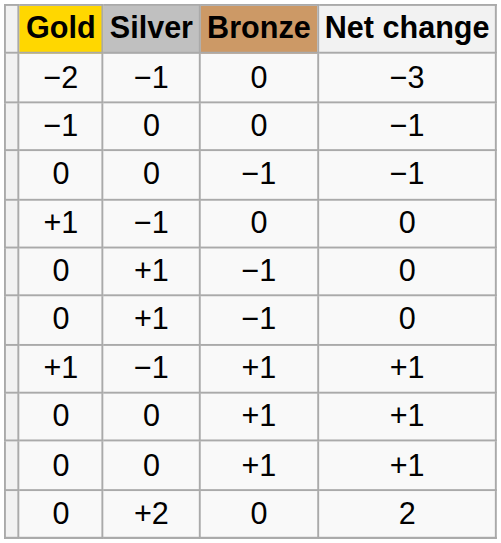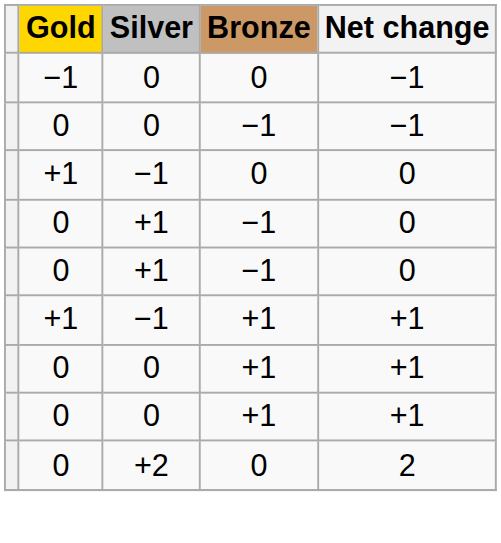- row: (61, 77)
